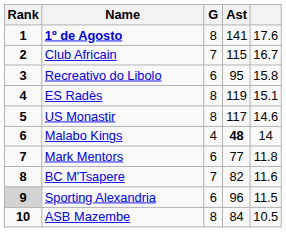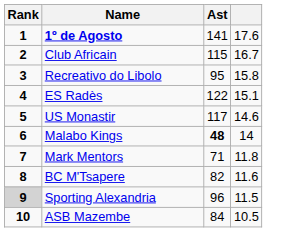- column: (213, 15)
(237, 96) 119 -> (217, 96) 122
(237, 157) 77 -> (217, 157) 71
